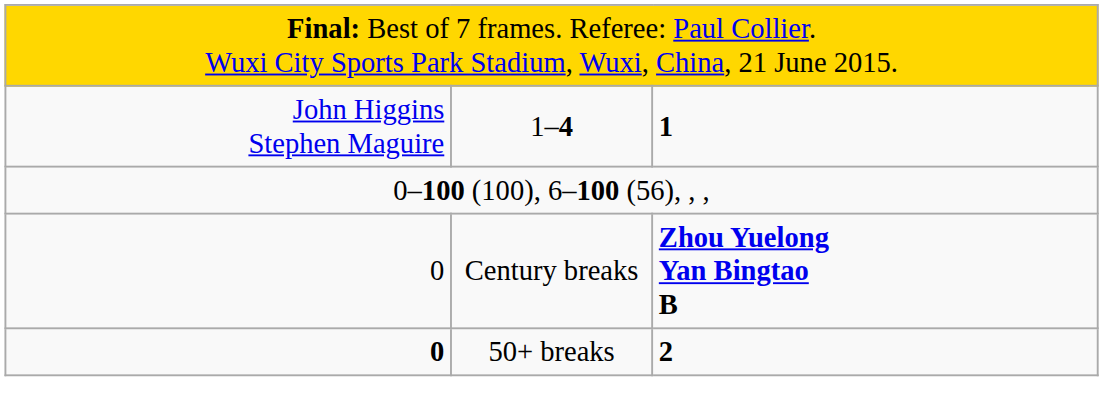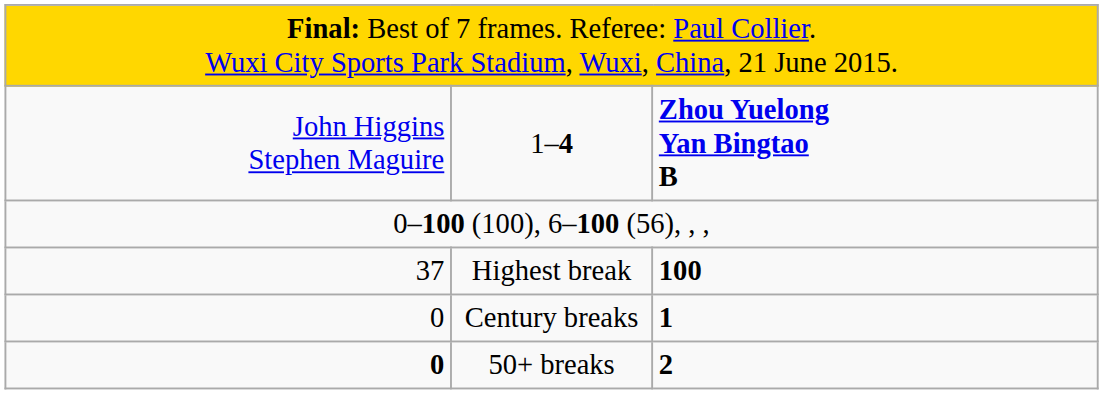(666, 126) 1 -> (744, 143) Zhou Yuelong Yan Bingtao B
+ row: (552, 271)
(744, 271) Zhou Yuelong Yan Bingtao B -> (666, 318) 1
